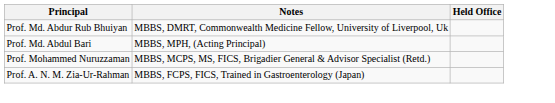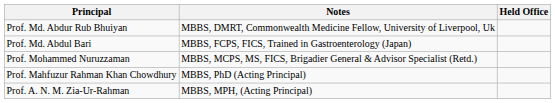(200, 43) MBBS, MPH, (Acting Principal) -> (296, 43) MBBS, FCPS, FICS, Trained in Gastroenterology (Japan)
+ row: (92, 75)
(249, 75) MBBS, FCPS, FICS, Trained in Gastroenterology (Japan) -> (247, 91) MBBS, MPH, (Acting Principal)
